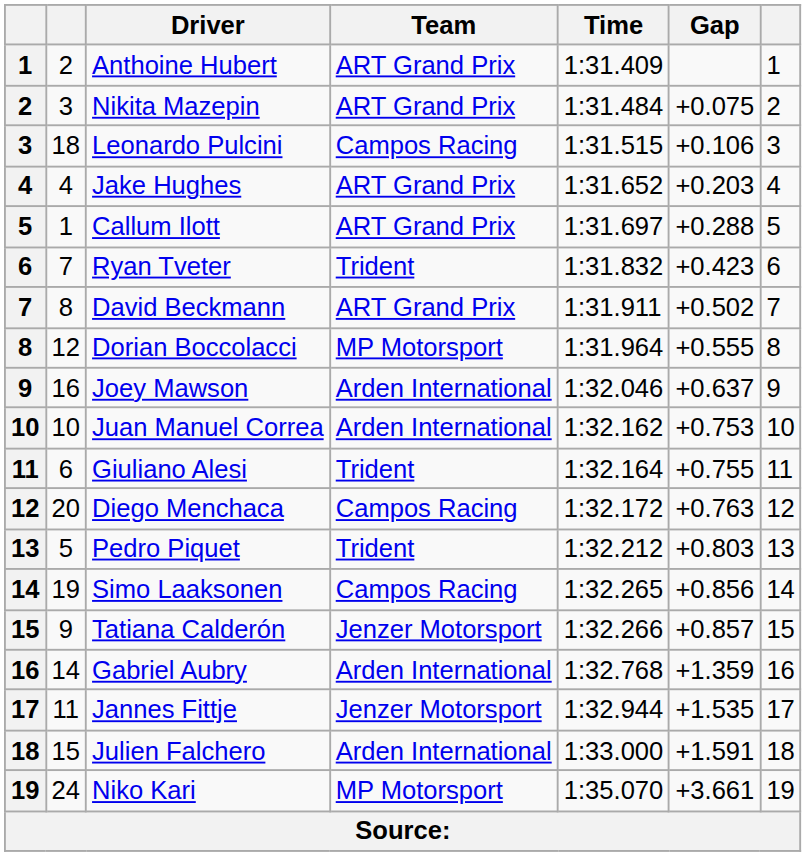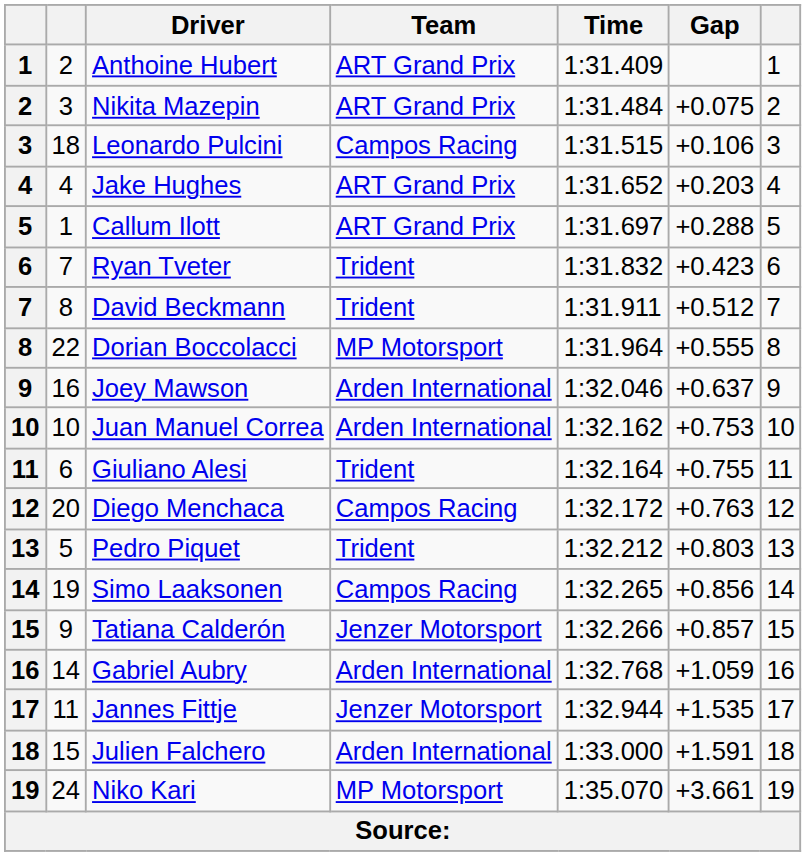(425, 307) ART Grand Prix -> (375, 307) Trident
(715, 307) +0.502 -> (715, 307) +0.512
(66, 347) 12 -> (66, 347) 22
(715, 670) +1.359 -> (715, 670) +1.059
